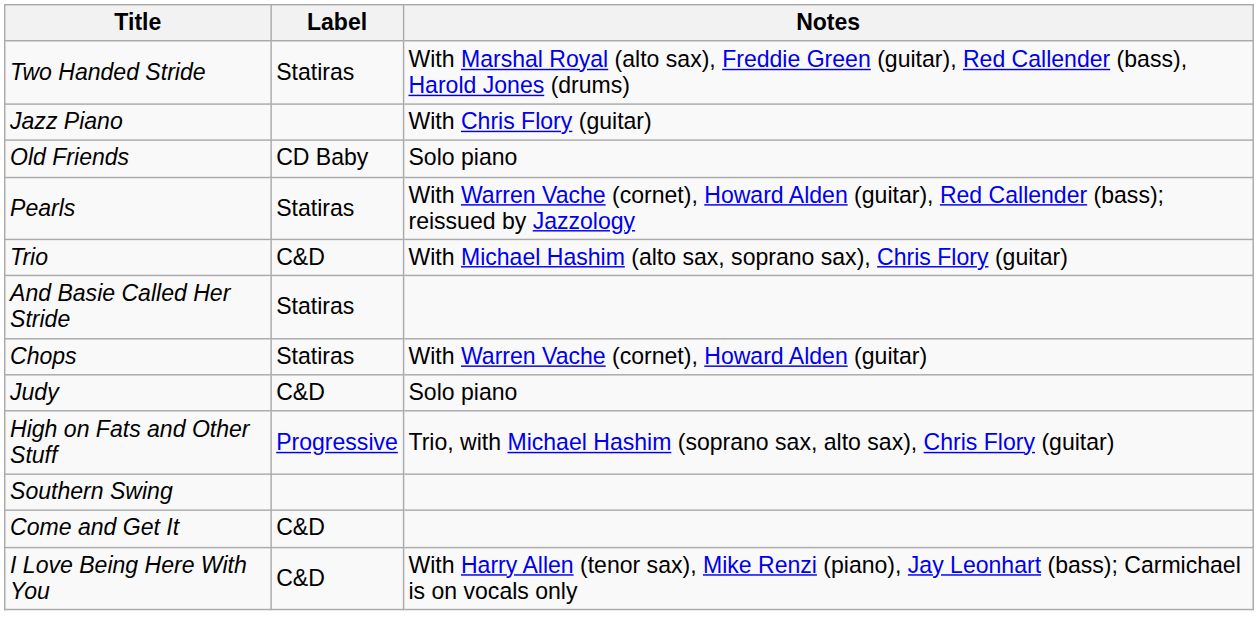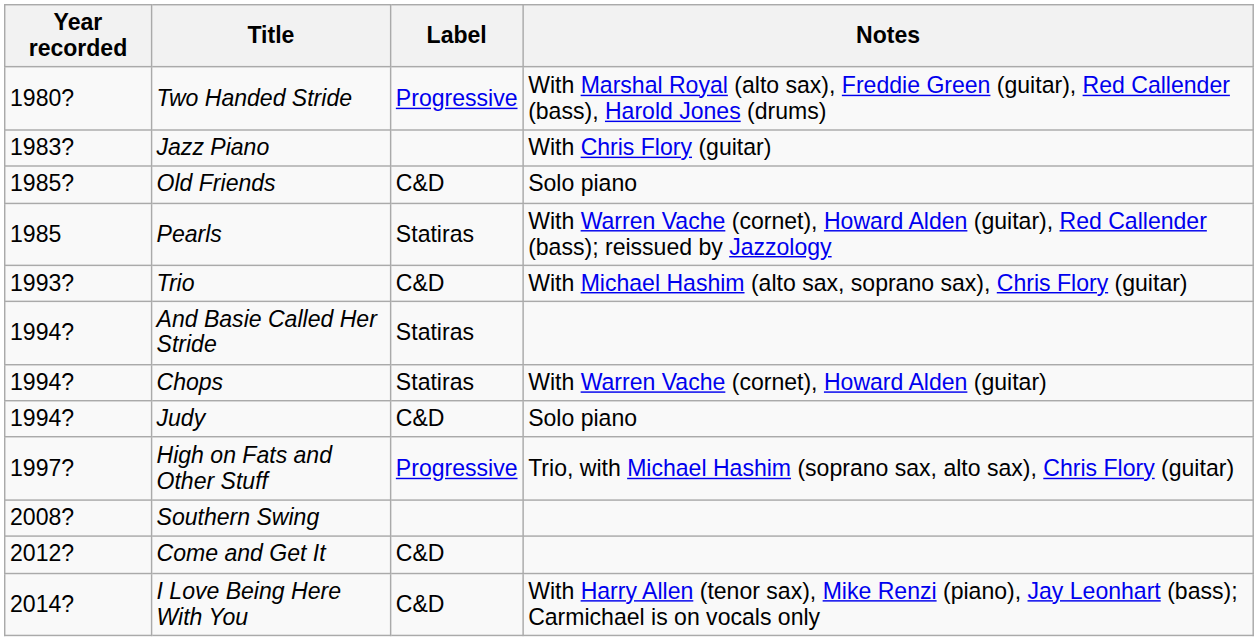+ column: (78, 35)
(315, 72) Statiras -> (457, 98) Progressive
(322, 158) CD Baby -> (420, 184) C&D
